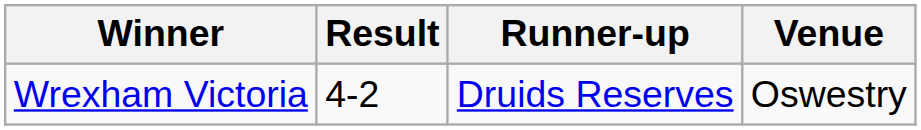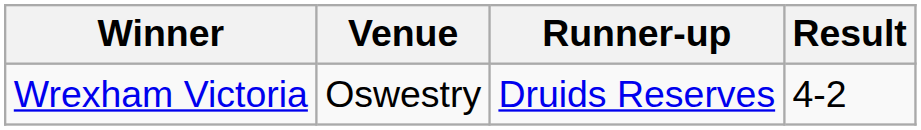columns swapped: (382, 34) <-> (829, 34)
